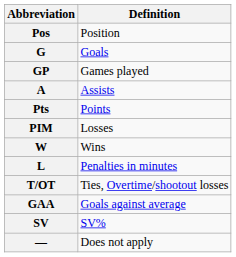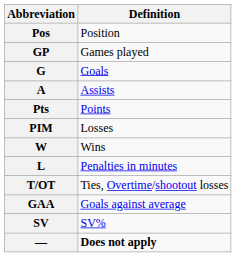rows swapped: (41, 71) <-> (41, 52)
(117, 242) normal -> (118, 242) bold
